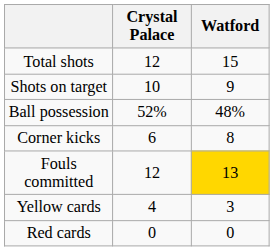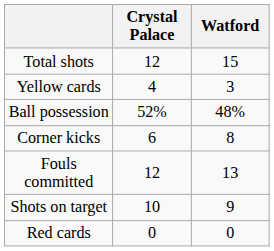rows swapped: (59, 86) <-> (59, 207)
(230, 172) gold background -> (230, 172) no background
